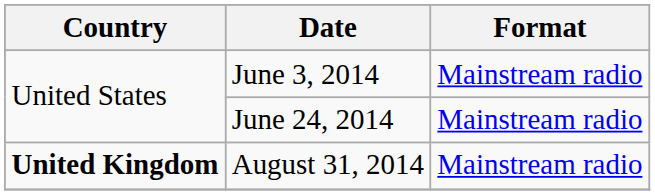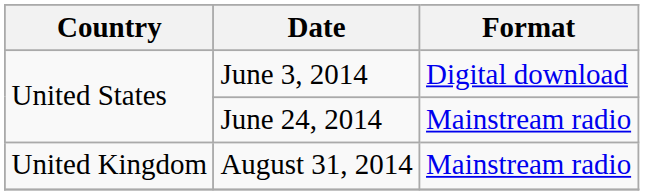(540, 73) Mainstream radio -> (527, 73) Digital download
(115, 165) bold -> (109, 165) normal
